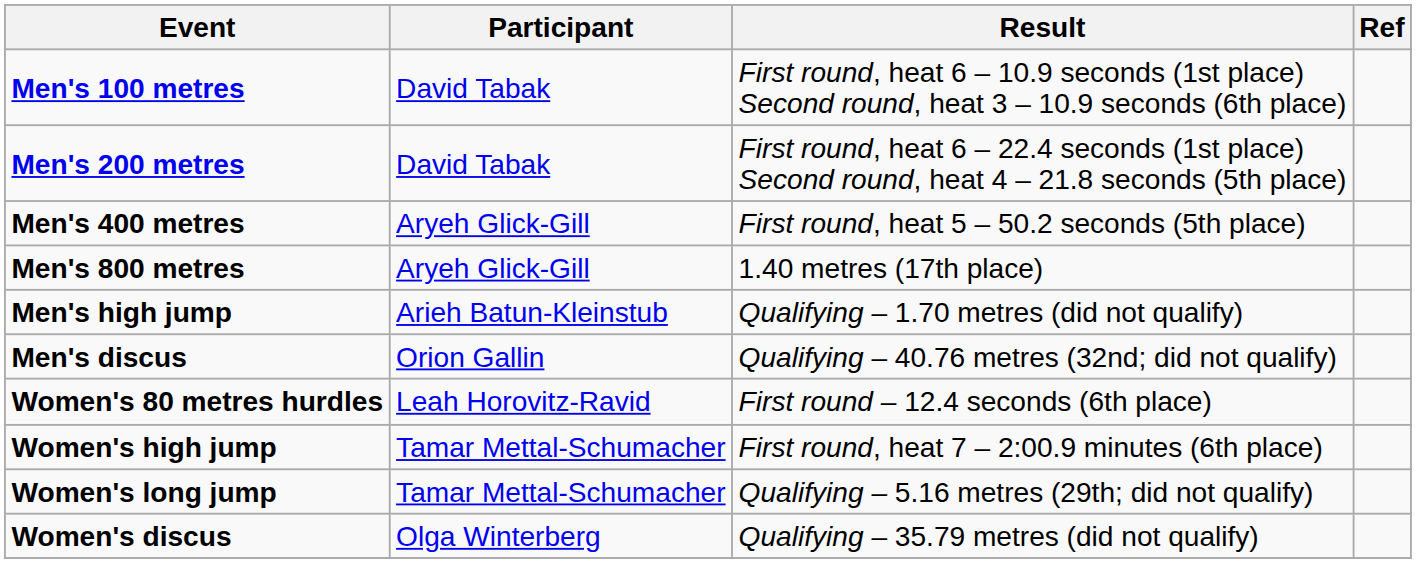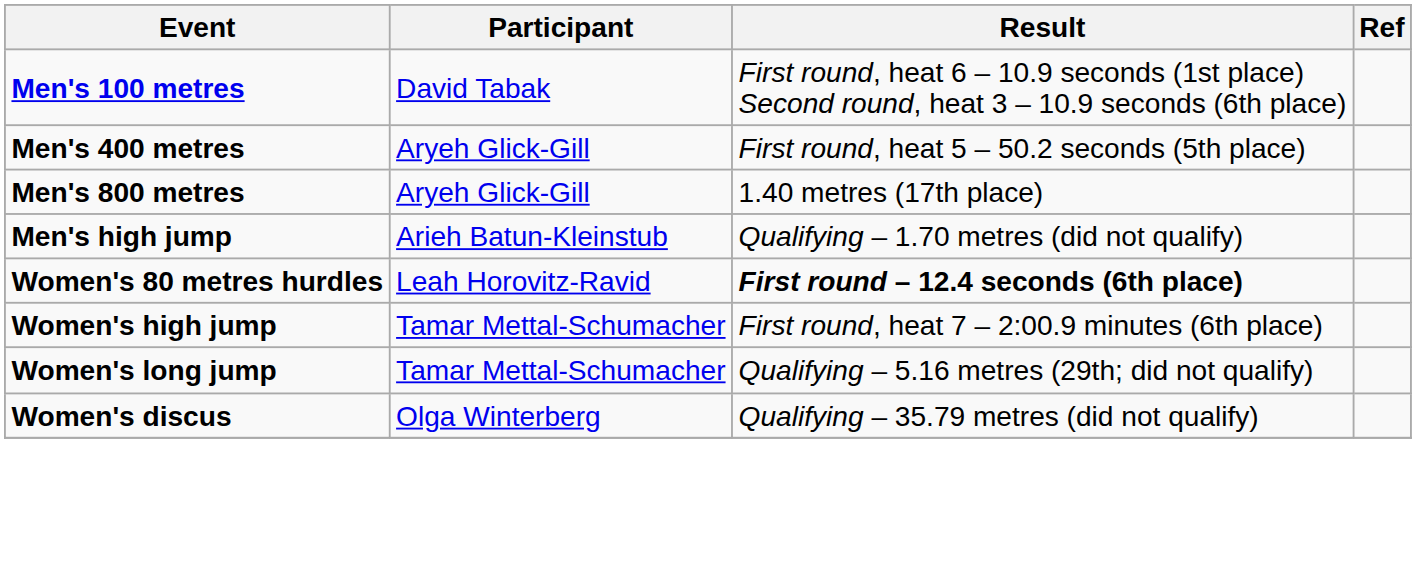- row: (128, 164)
- row: (99, 357)
(975, 402) normal -> (991, 281) bold
